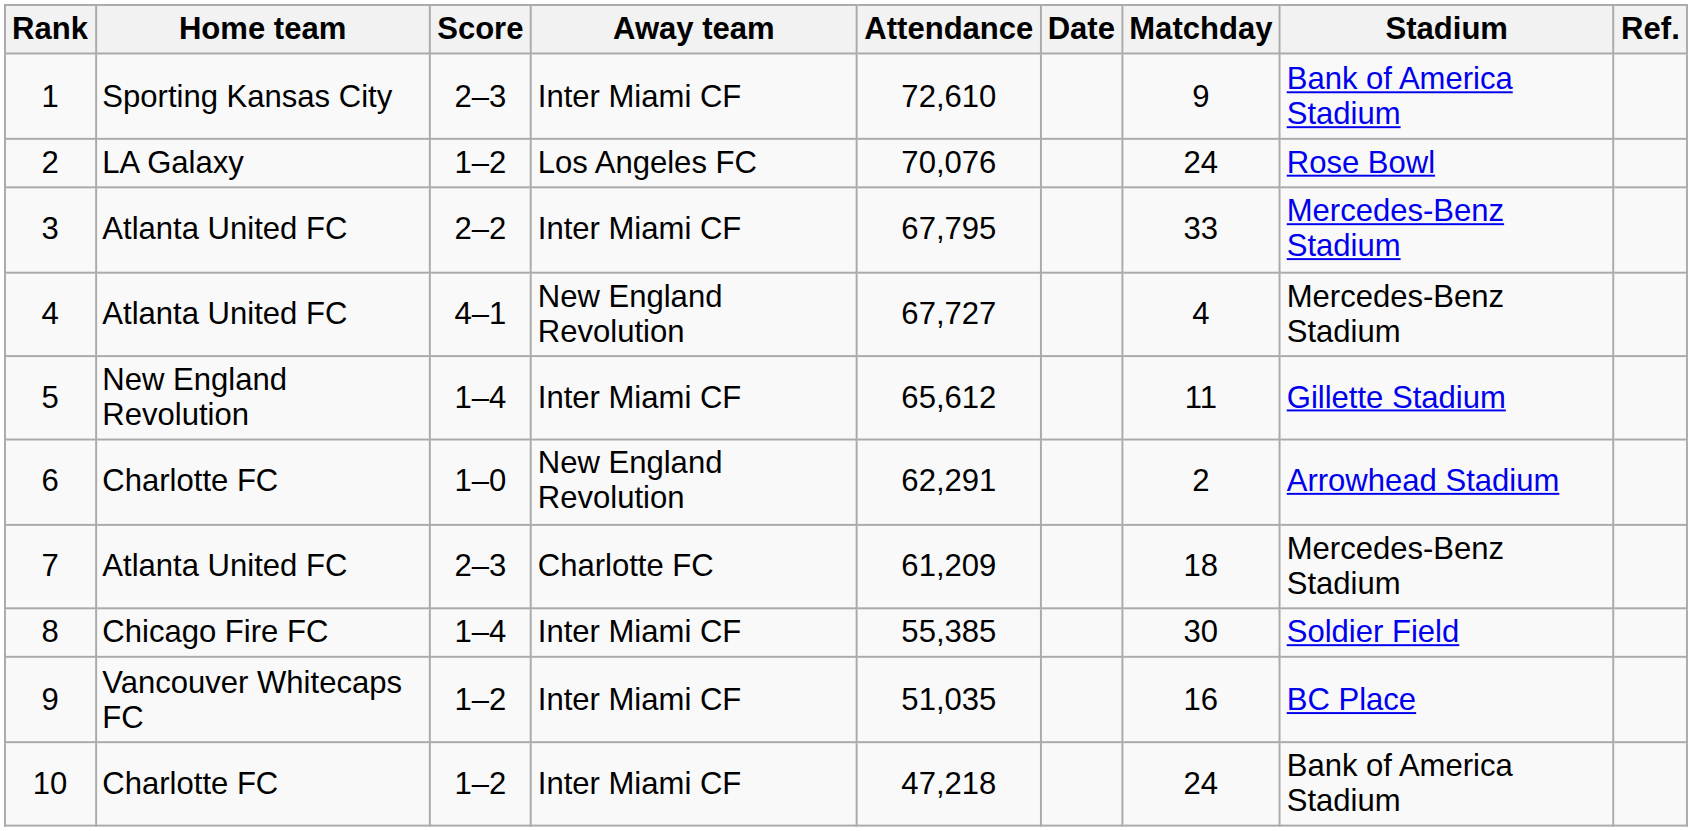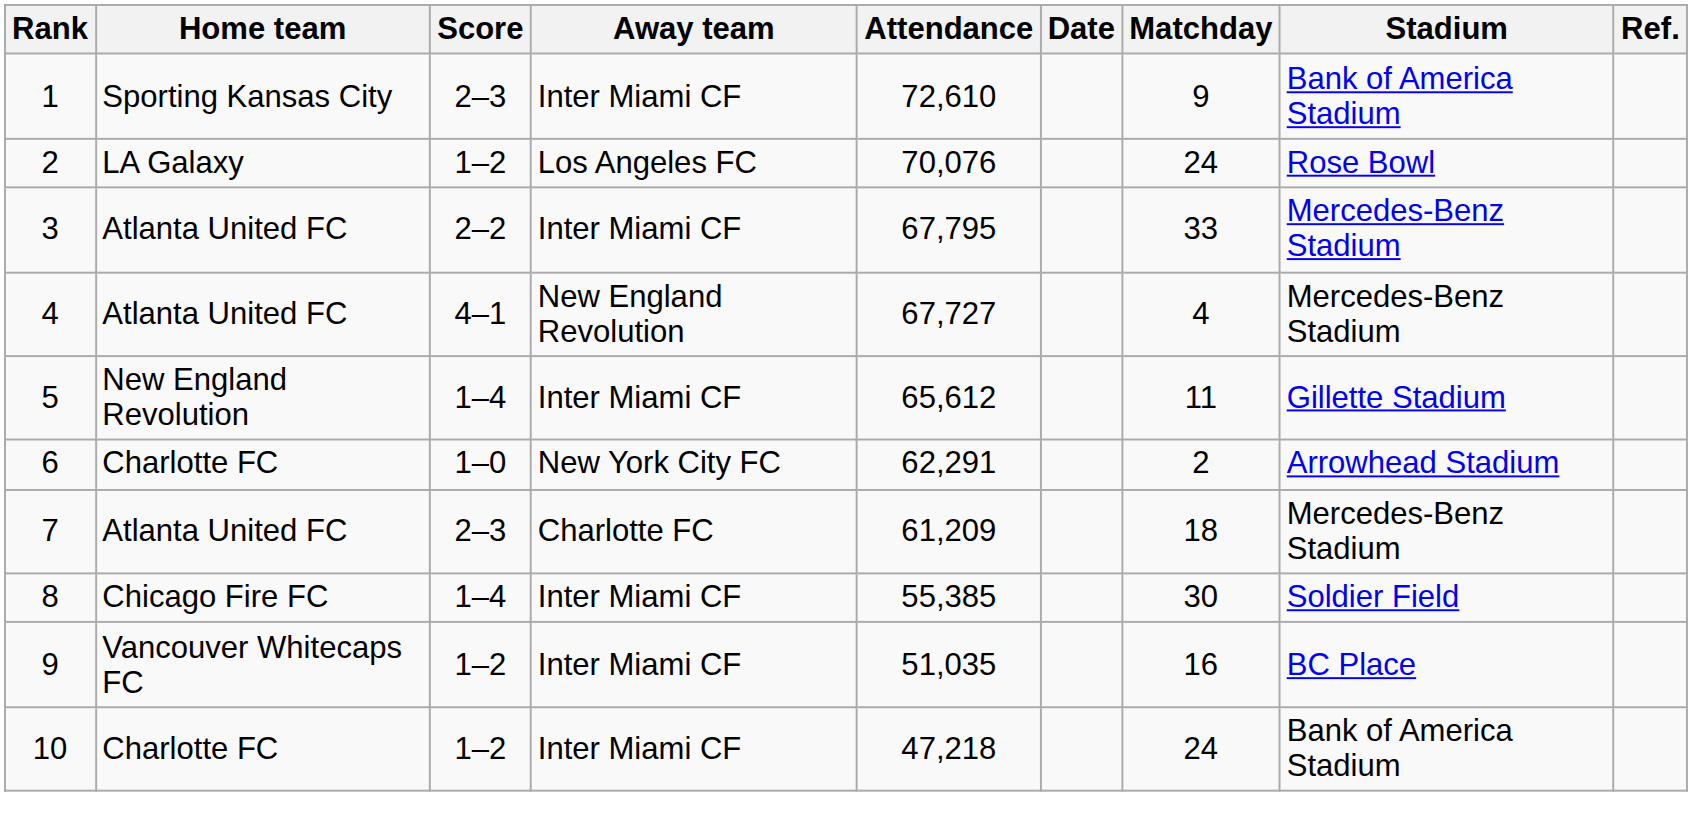(630, 481) New England Revolution -> (659, 464) New York City FC
